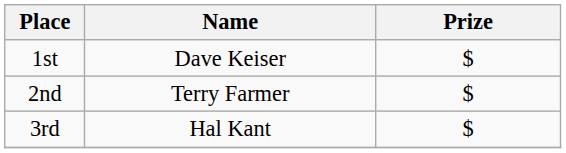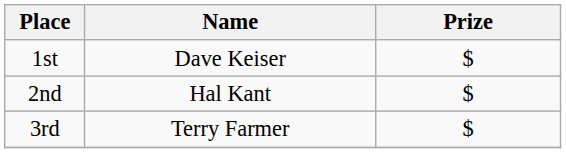(230, 93) Terry Farmer -> (230, 93) Hal Kant
(230, 128) Hal Kant -> (230, 128) Terry Farmer
